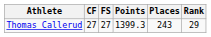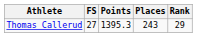- column: (92, 11)
(130, 25) 1399.3 -> (116, 25) 1395.3
